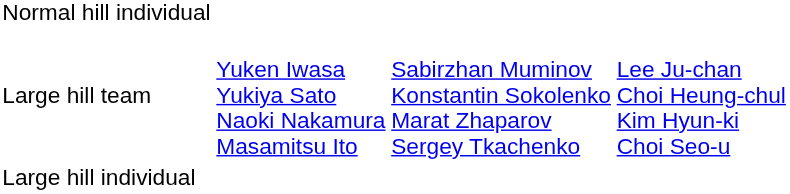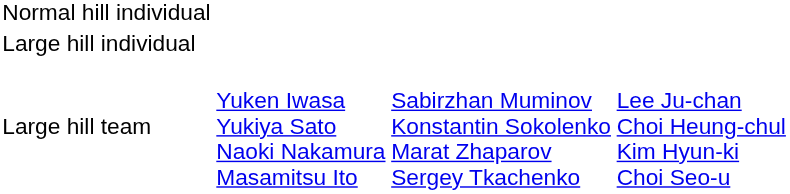rows swapped: (99, 177) <-> (77, 95)
